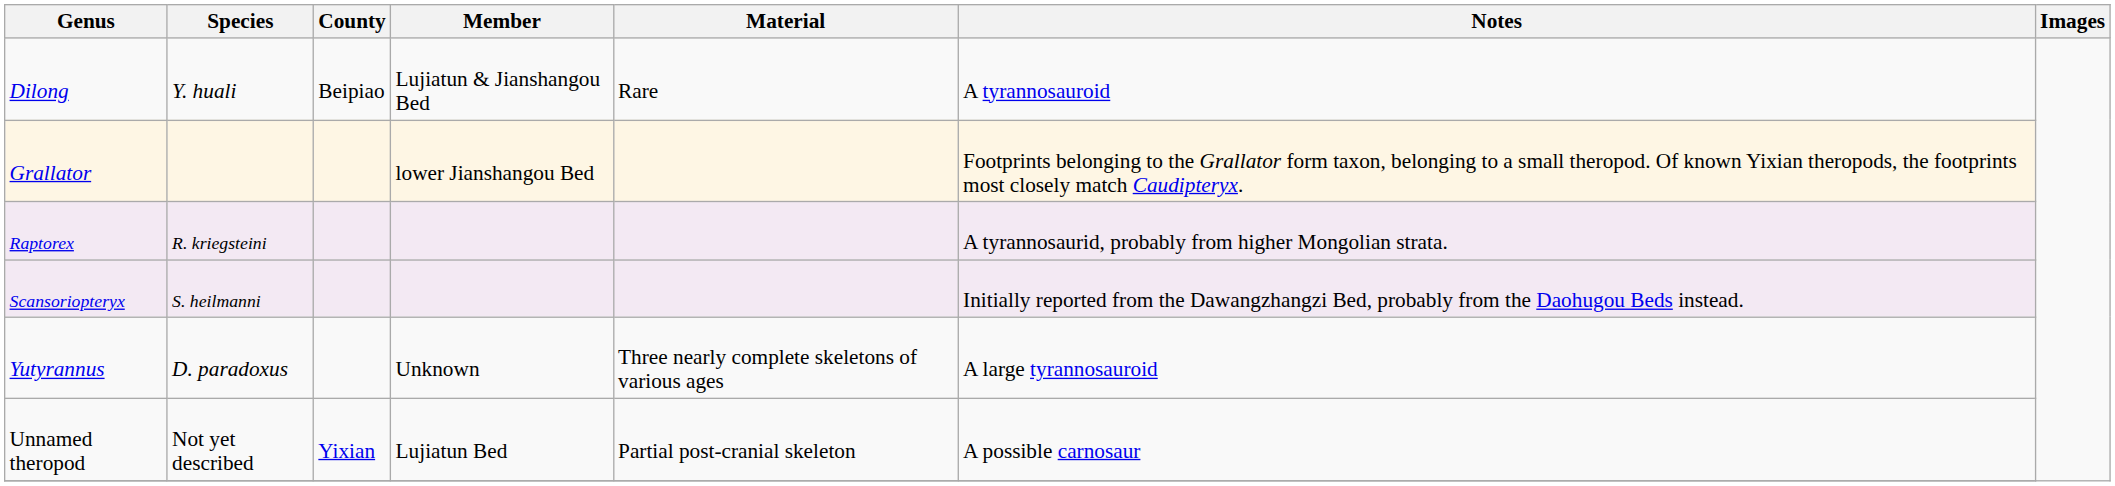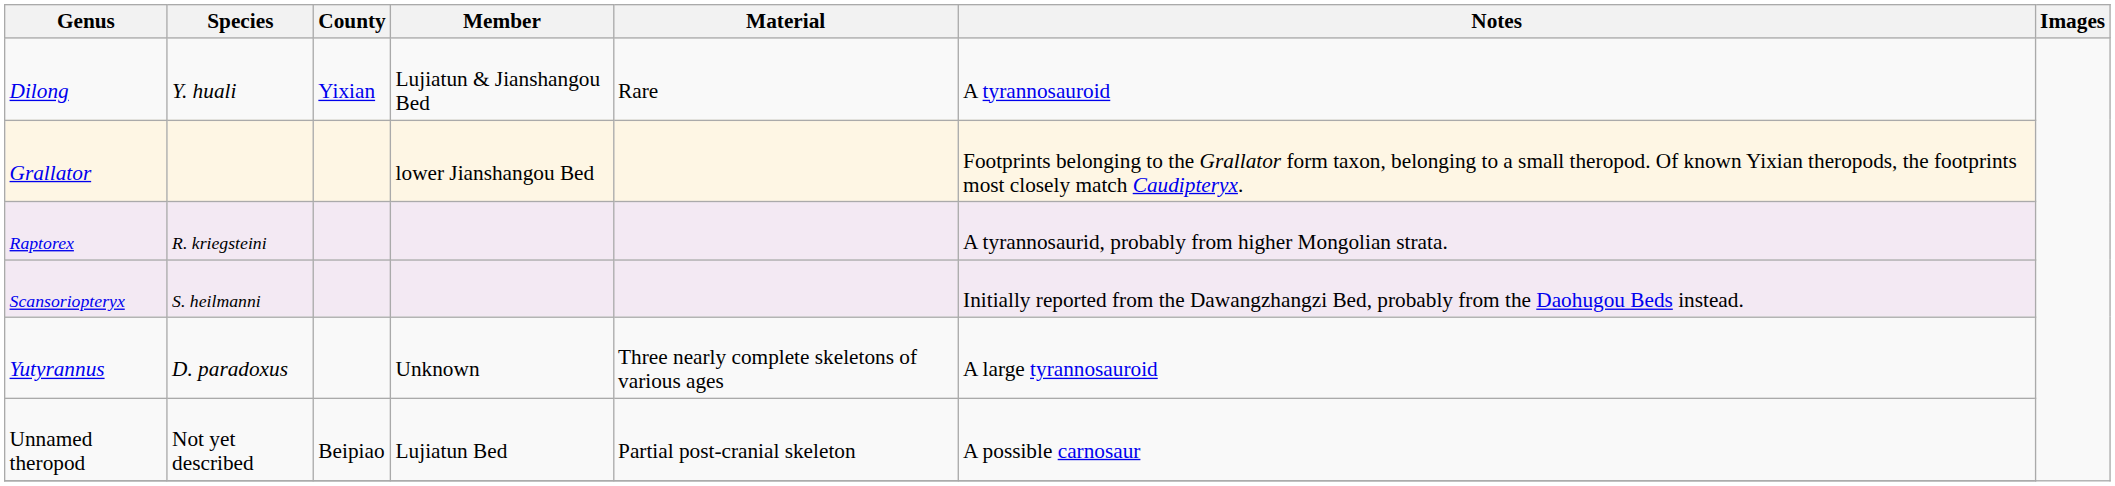(351, 91) Beipiao -> (347, 91) Yixian
(347, 451) Yixian -> (351, 451) Beipiao
